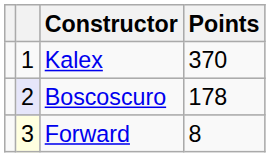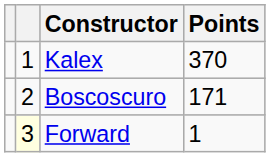(27, 97) lavender background -> (27, 97) no background
(208, 97) 178 -> (208, 97) 171
(195, 134) 8 -> (195, 134) 1
